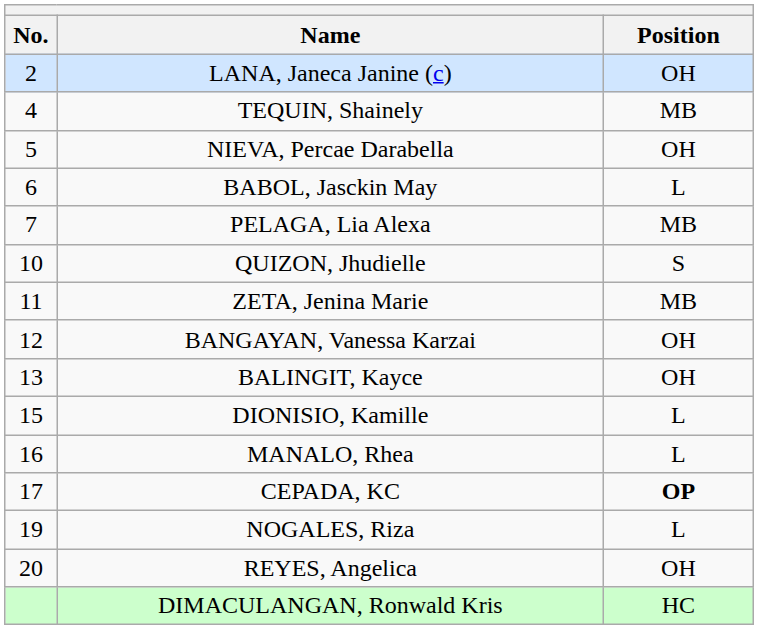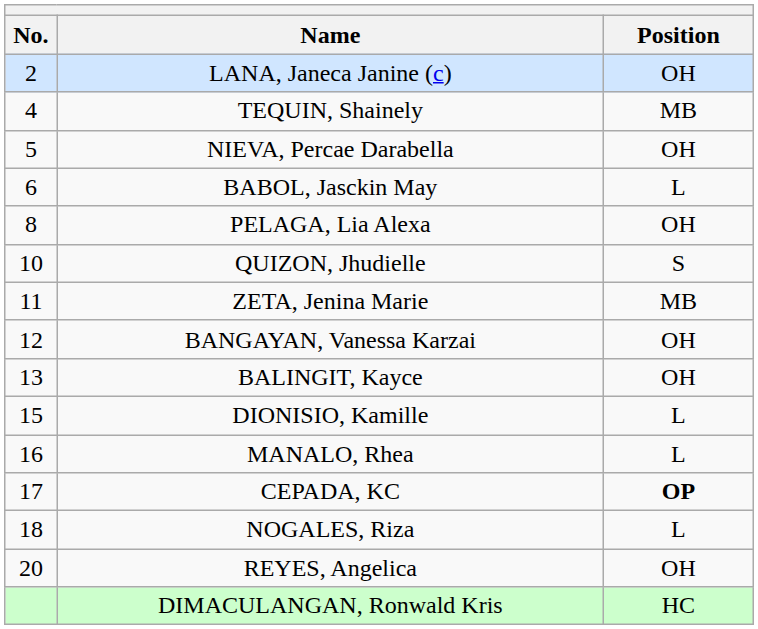(31, 224) 7 -> (31, 224) 8
(678, 224) MB -> (678, 224) OH
(31, 529) 19 -> (31, 529) 18
